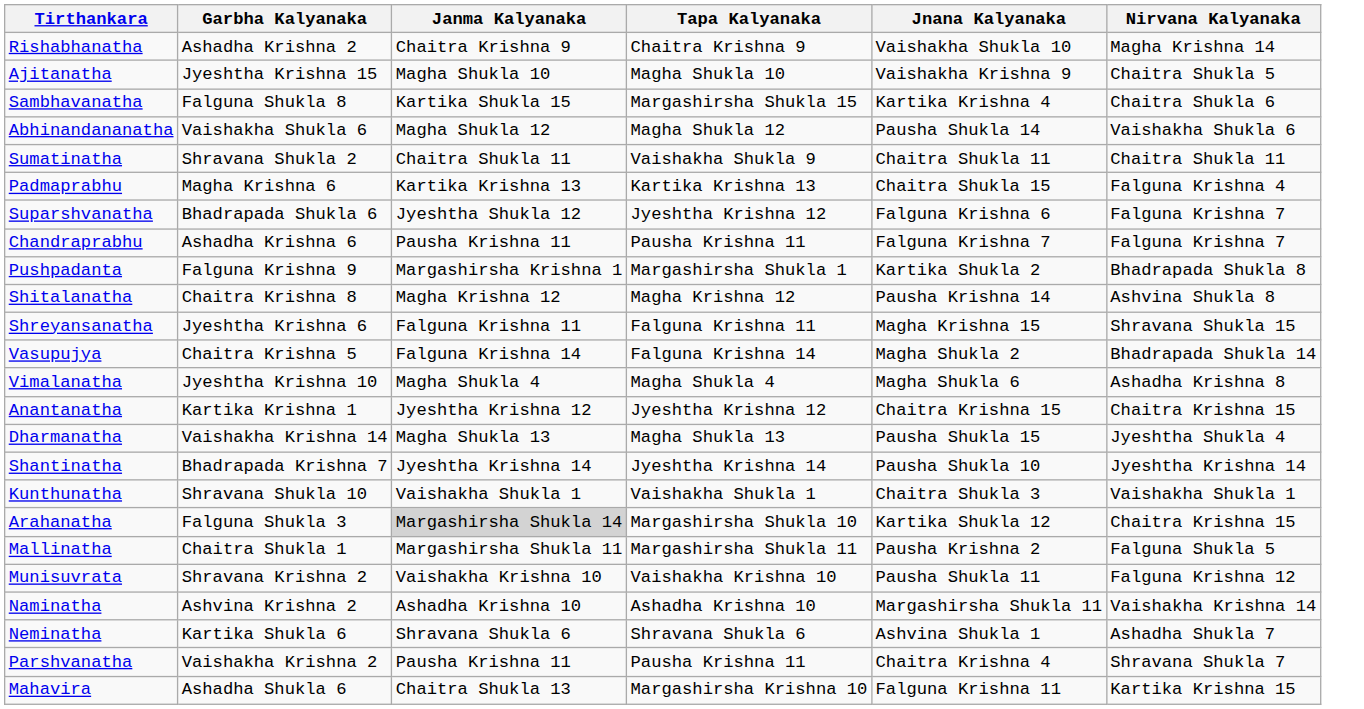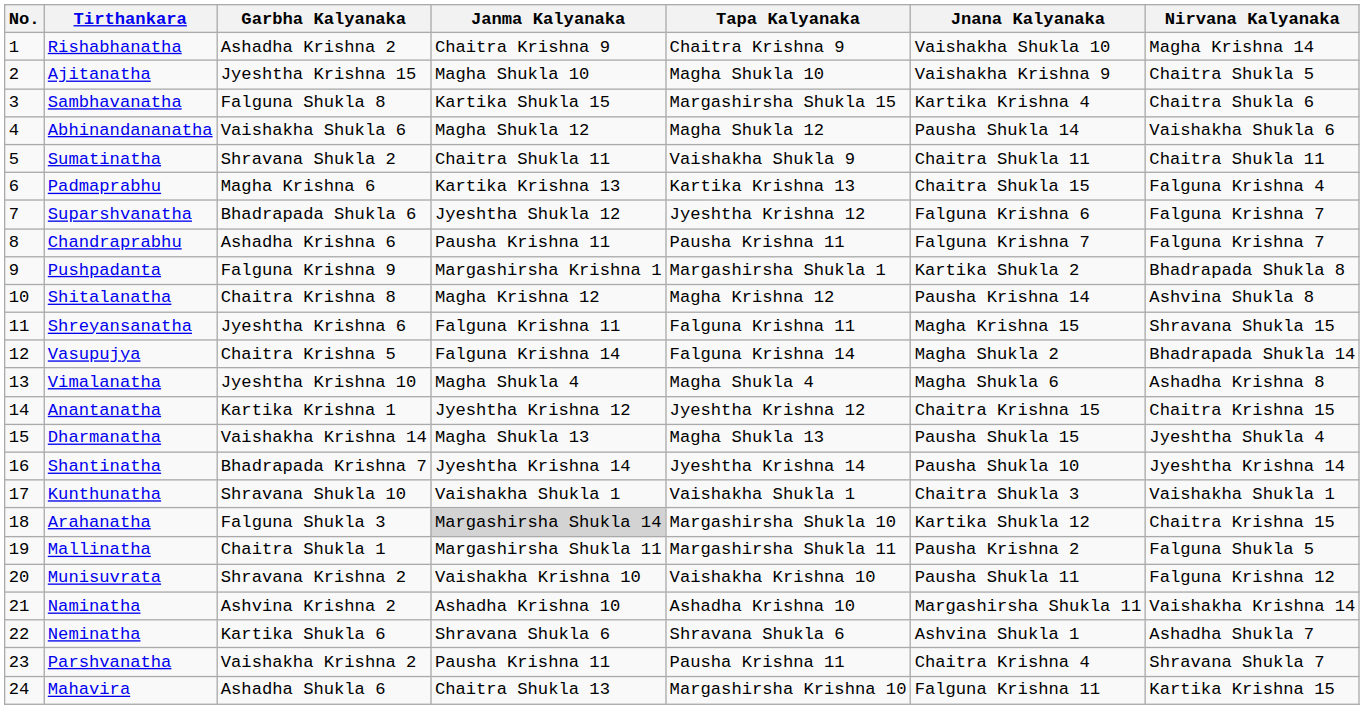+ column: (24, 19)
